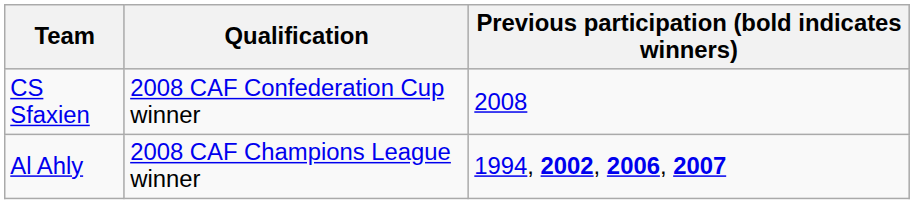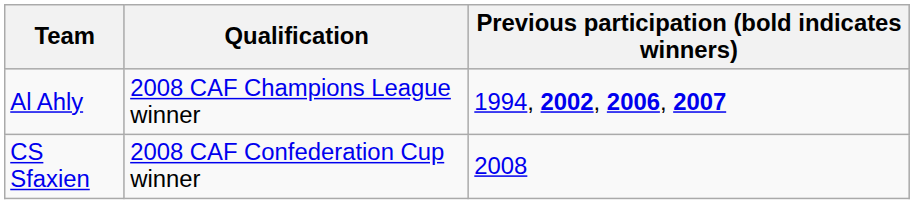rows swapped: (47, 166) <-> (50, 101)
